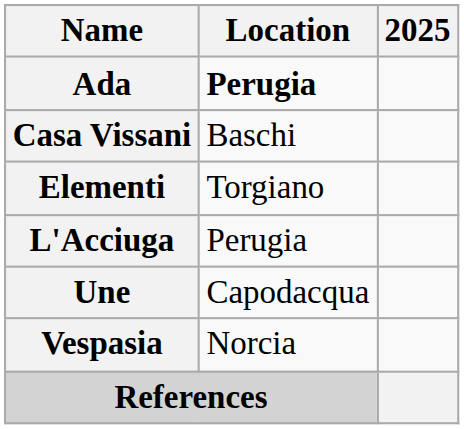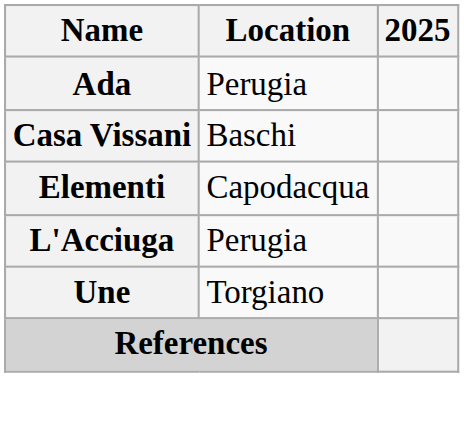(261, 82) bold -> (257, 82) normal
(265, 187) Torgiano -> (288, 187) Capodacqua
(288, 291) Capodacqua -> (265, 291) Torgiano
- row: (102, 344)
